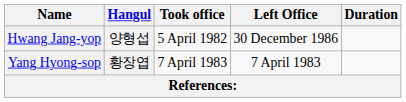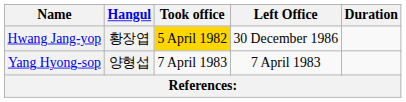(129, 38) 양형섭 -> (129, 38) 황장엽
(192, 38) no background -> (192, 38) gold background
(129, 62) 황장엽 -> (129, 62) 양형섭
